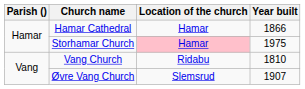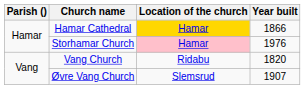(193, 28) no background -> (193, 28) gold background
(275, 44) 1975 -> (275, 44) 1976
(275, 60) 1810 -> (275, 60) 1820
